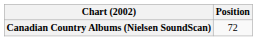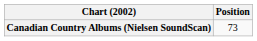(233, 28) 72 -> (233, 28) 73
